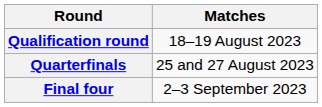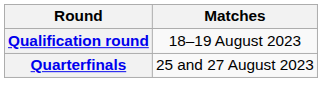- row: (78, 89)
